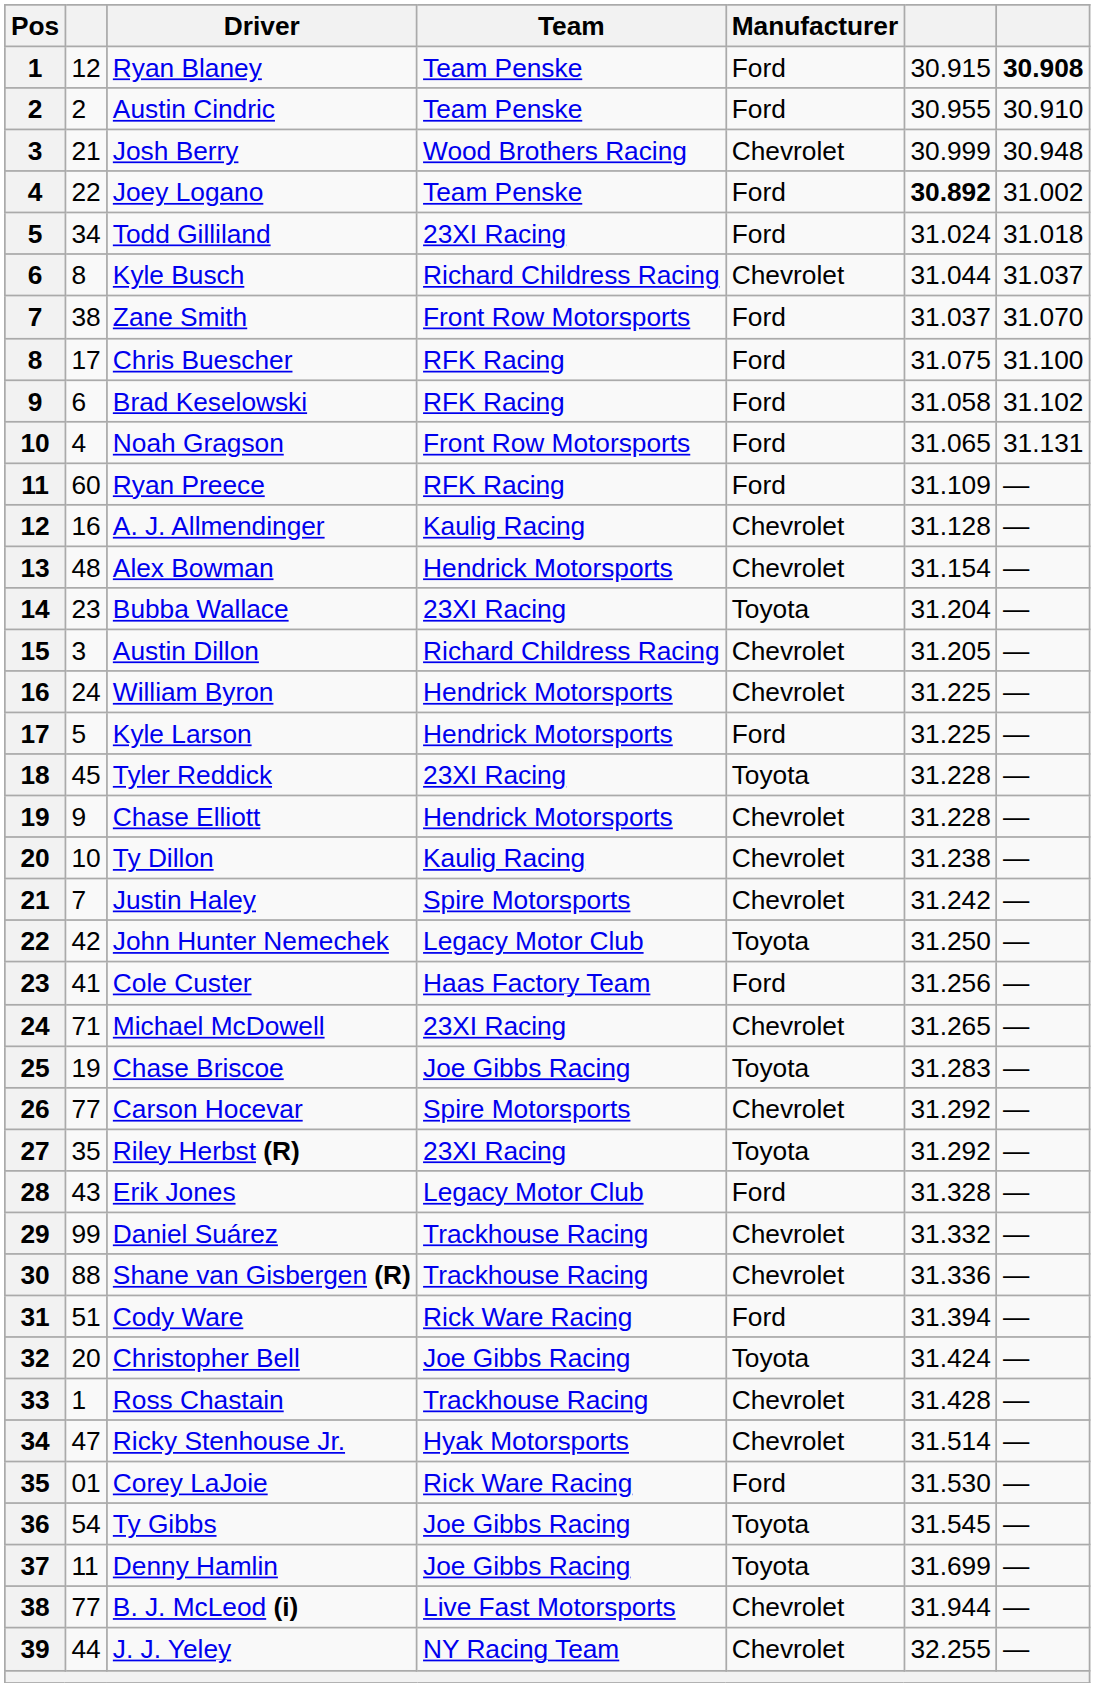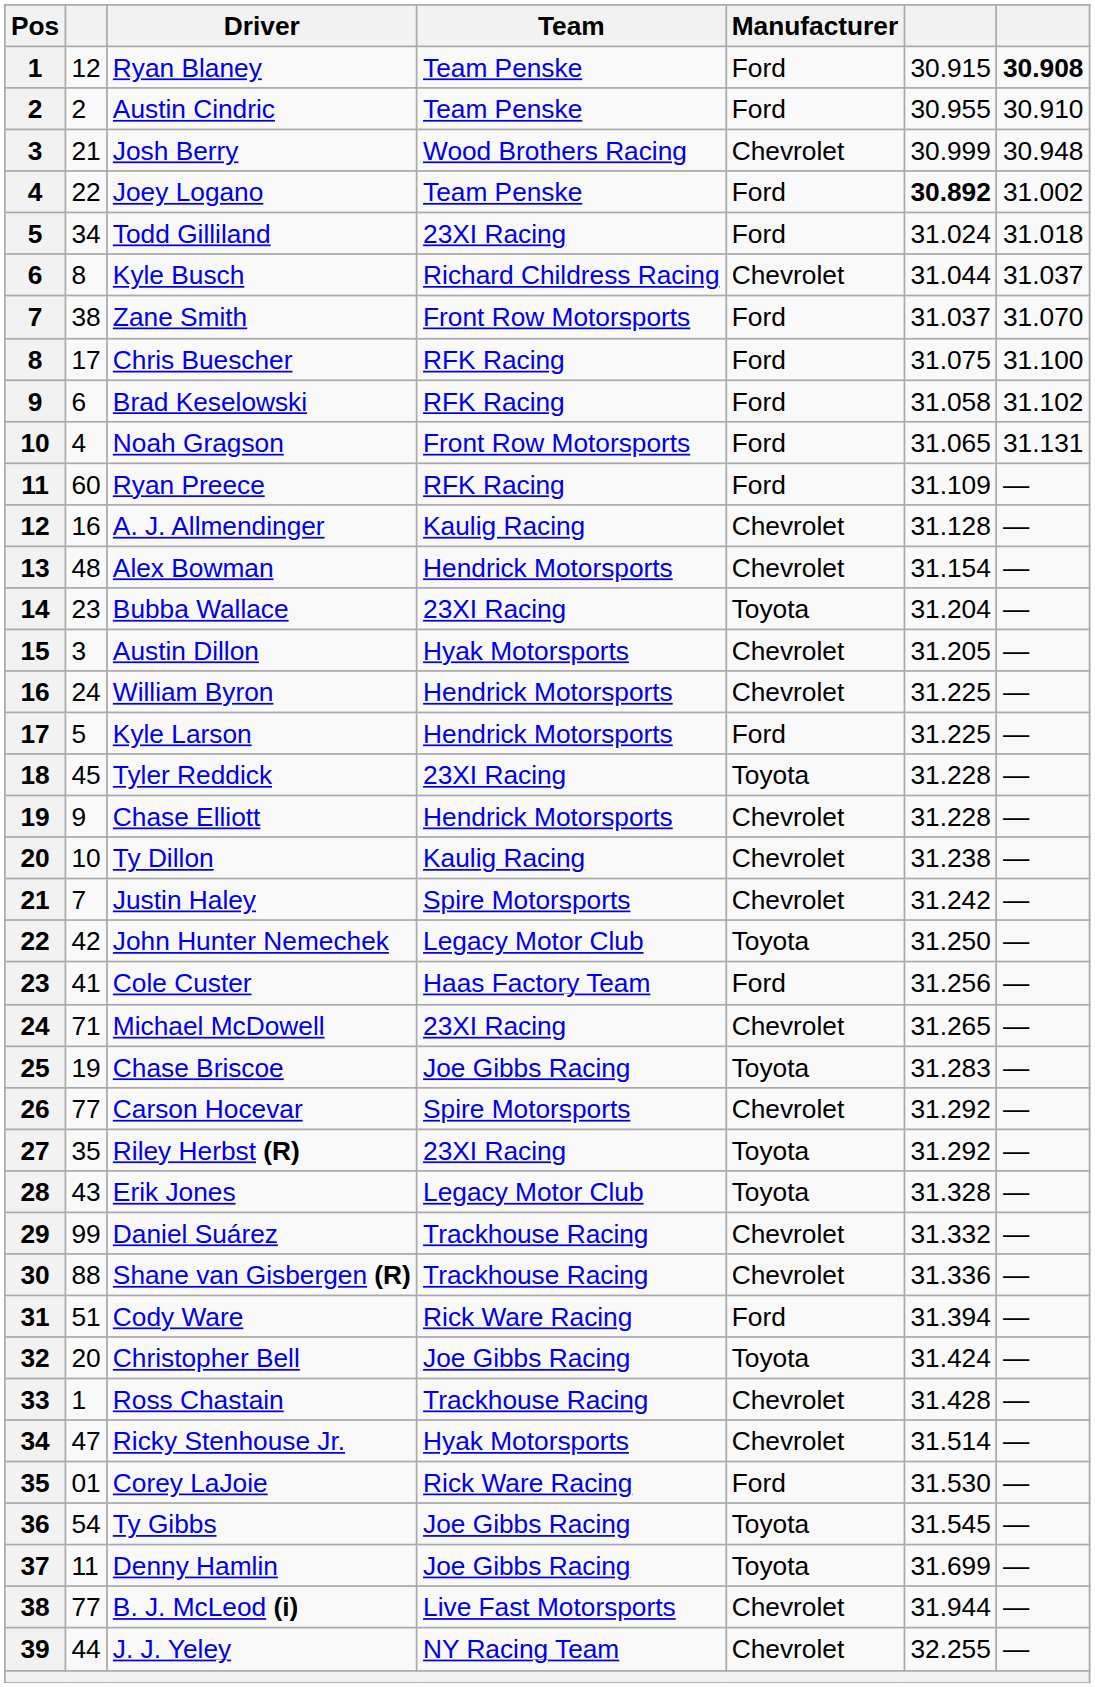(571, 650) Richard Childress Racing -> (526, 650) Hyak Motorsports
(759, 1191) Ford -> (770, 1191) Toyota
